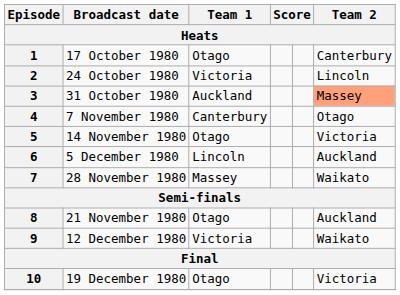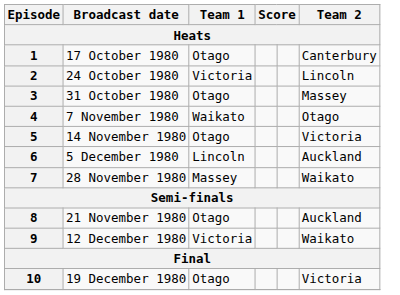(222, 96) Auckland -> (211, 96) Otago
(339, 96) lightsalmon background -> (324, 96) no background
(230, 116) Canterbury -> (218, 116) Waikato
